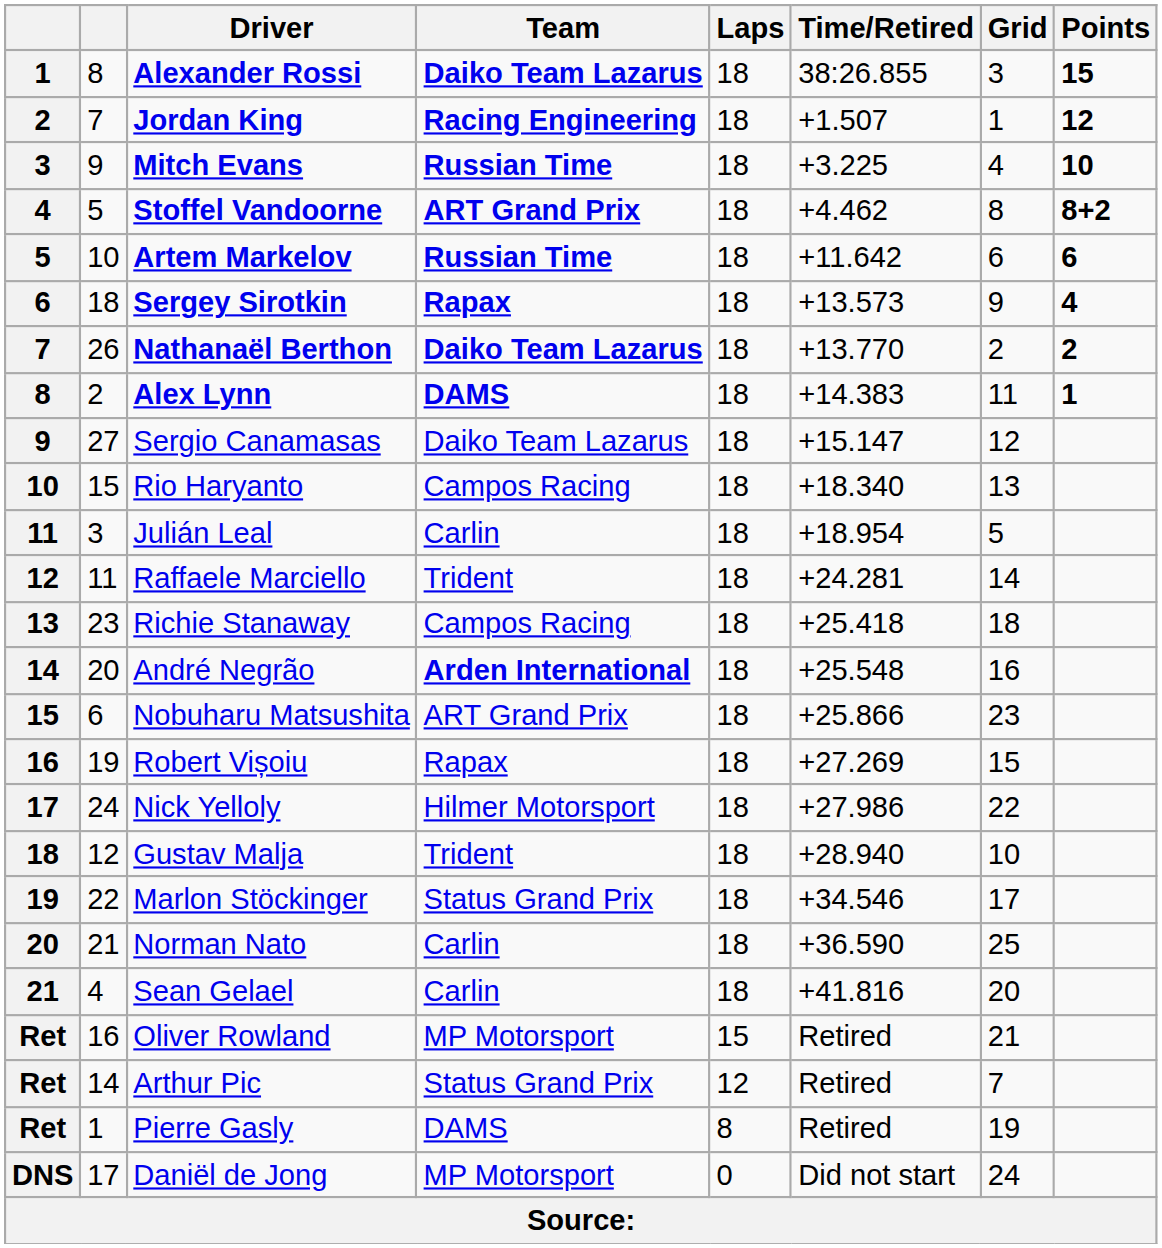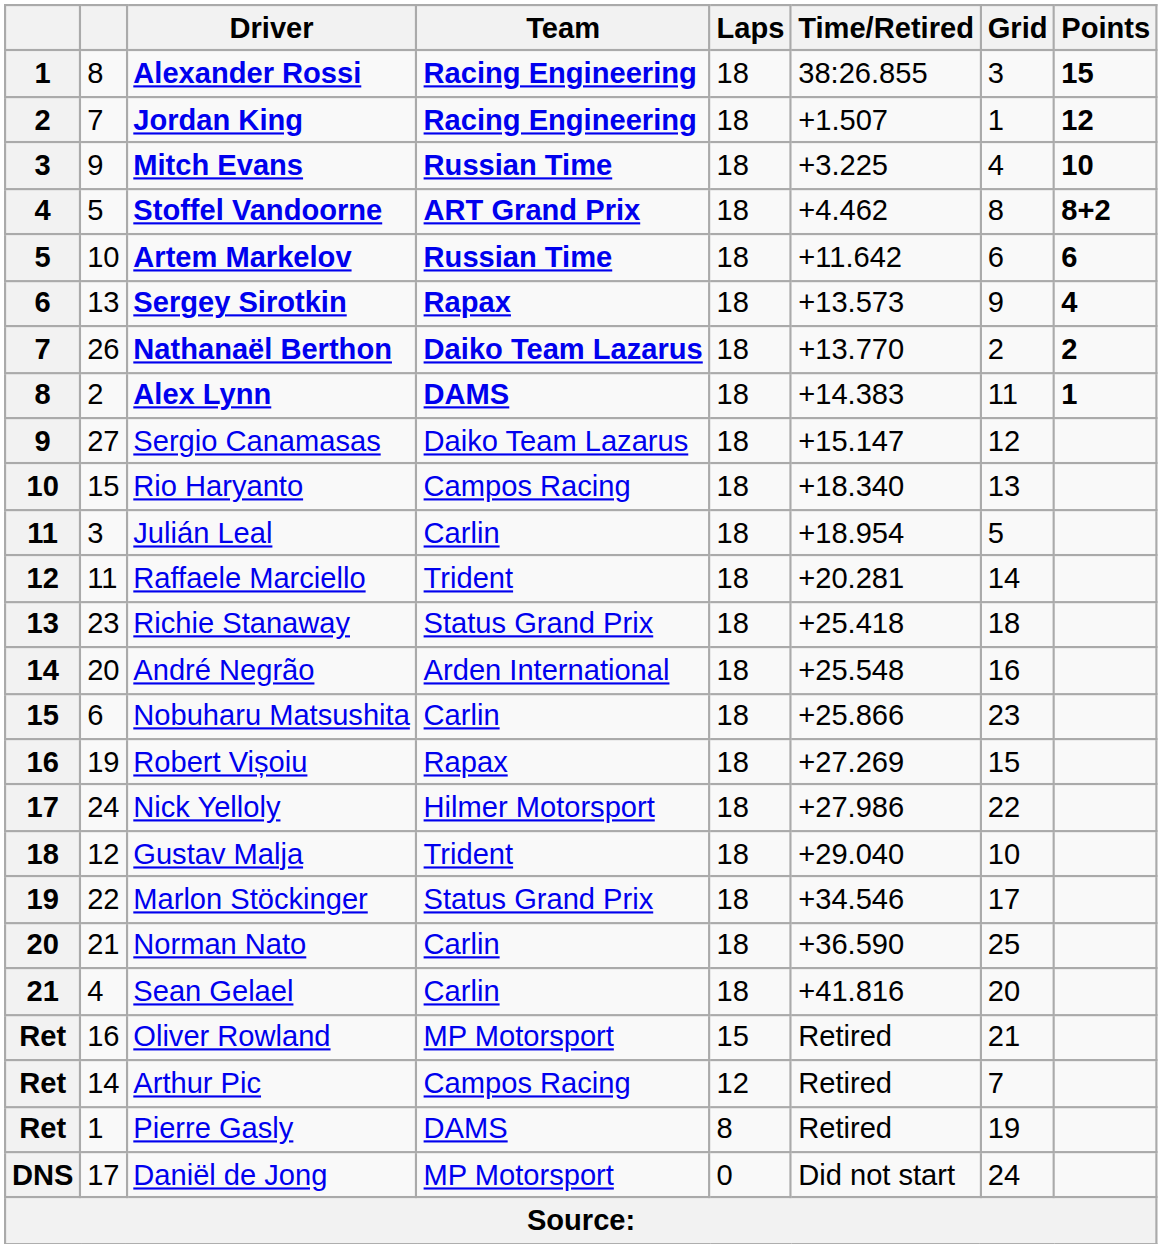(563, 73) Daiko Team Lazarus -> (560, 73) Racing Engineering
(103, 303) 18 -> (103, 303) 13
(851, 578) +24.281 -> (851, 578) +20.281
(527, 624) Campos Racing -> (538, 624) Status Grand Prix
(557, 670) bold -> (547, 670) normal
(526, 716) ART Grand Prix -> (462, 716) Carlin
(851, 853) +28.940 -> (851, 853) +29.040
(538, 1083) Status Grand Prix -> (527, 1083) Campos Racing
